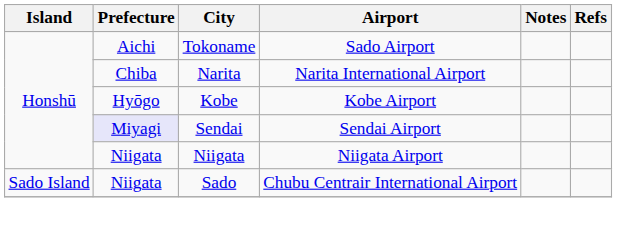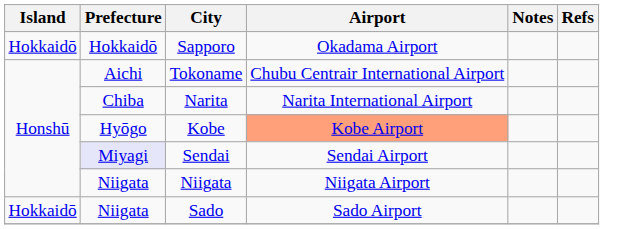+ row: (206, 45)
(390, 45) Sado Airport -> (377, 73) Chubu Centrair International Airport
(390, 100) no background -> (377, 127) lightsalmon background
(49, 182) Sado Island -> (43, 210) Hokkaidō
(390, 182) Chubu Centrair International Airport -> (377, 210) Sado Airport
